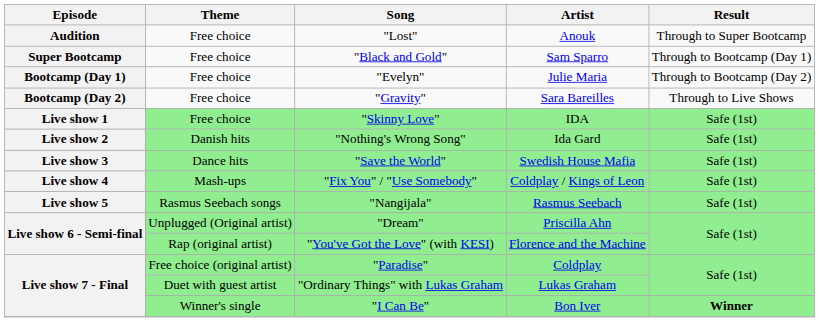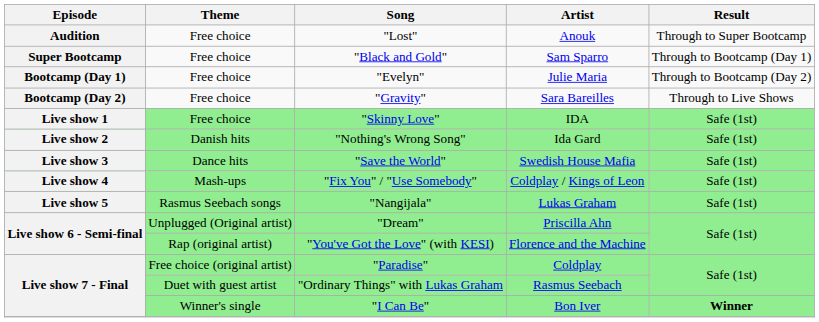(577, 202) Rasmus Seebach -> (577, 202) Lukas Graham
(577, 285) Lukas Graham -> (577, 285) Rasmus Seebach
